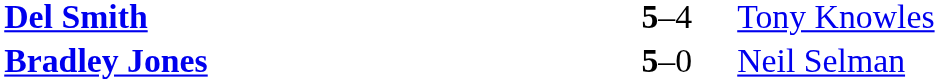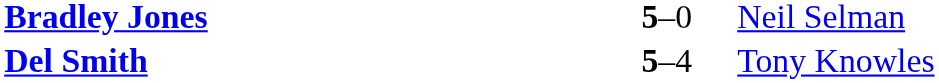rows swapped: (106, 61) <-> (76, 16)
